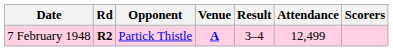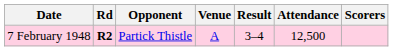(215, 35) bold -> (215, 35) normal
(308, 35) 12,499 -> (308, 35) 12,500
